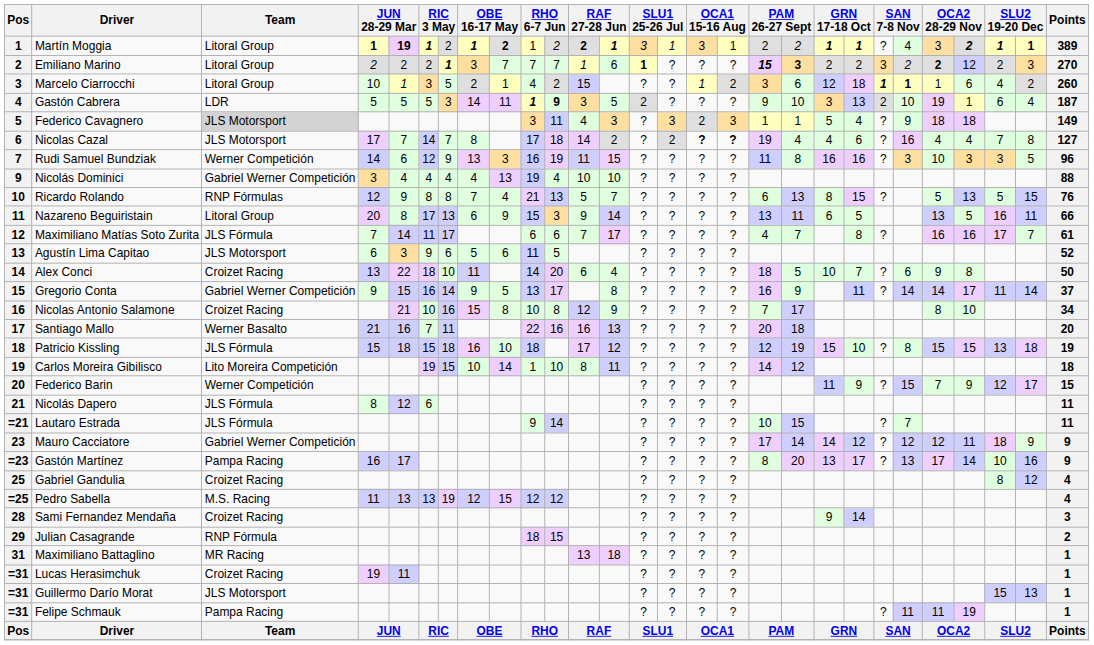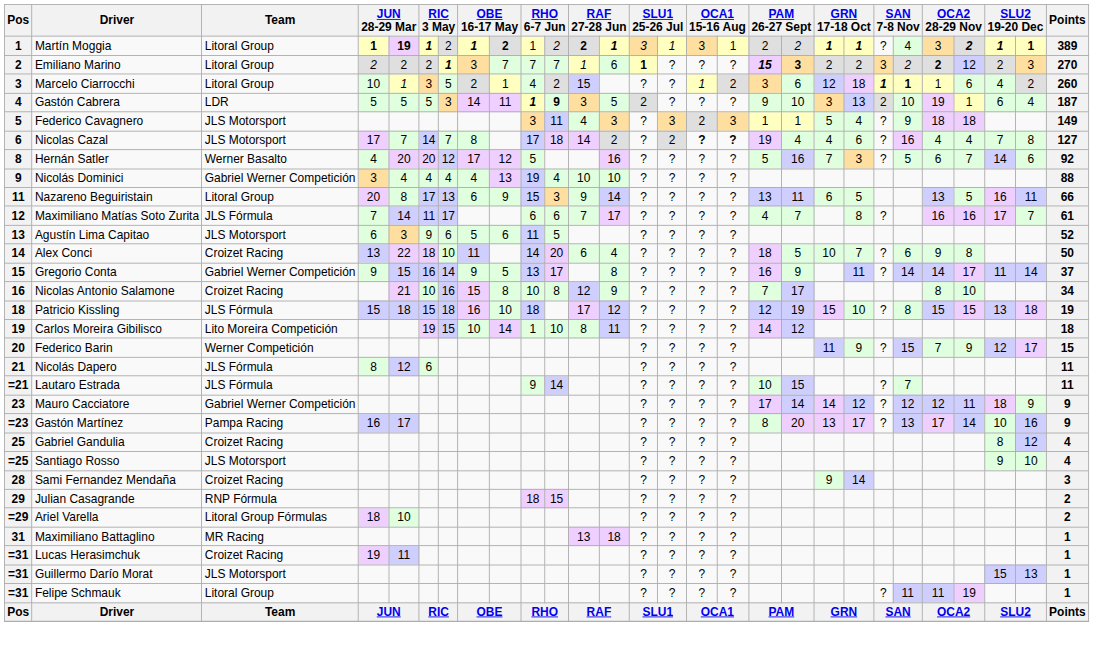(245, 121) lightgrey background -> (245, 121) no background
- row: (95, 159)
+ row: (72, 159)
- row: (79, 196)
- row: (74, 329)
+ row: (77, 461)
- row: (72, 498)
+ row: (67, 517)
(244, 611) Pampa Racing -> (239, 593) Litoral Group
